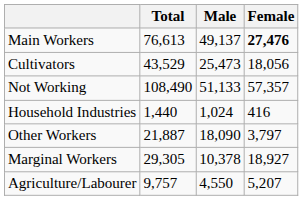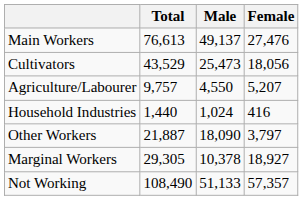(268, 40) bold -> (268, 40) normal
rows swapped: (72, 183) <-> (47, 87)
